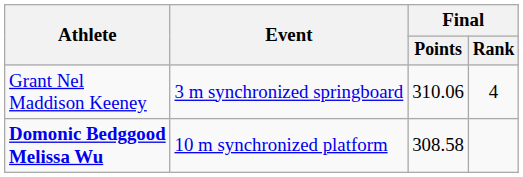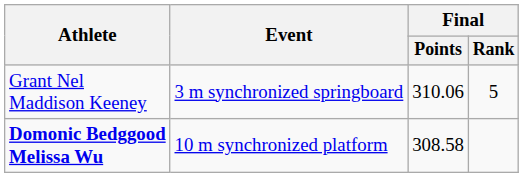(494, 92) 4 -> (494, 92) 5
